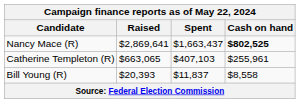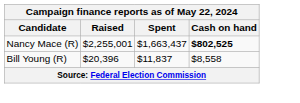(144, 43) $2,869,641 -> (108, 43) $2,255,001
- row: (61, 59)
(137, 75) $20,393 -> (101, 59) $20,396
